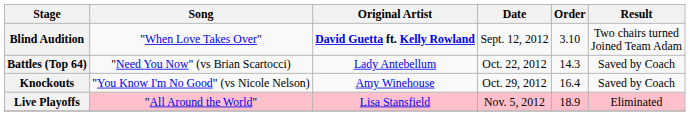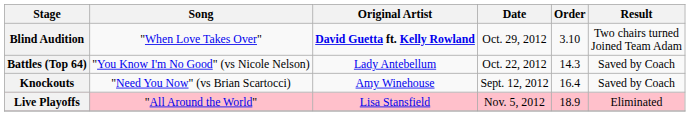(514, 39) Sept. 12, 2012 -> (514, 39) Oct. 29, 2012
(201, 65) "Need You Now" (vs Brian Scartocci) -> (201, 65) "You Know I'm No Good" (vs Nicole Nelson)
(201, 83) "You Know I'm No Good" (vs Nicole Nelson) -> (201, 83) "Need You Now" (vs Brian Scartocci)
(514, 83) Oct. 29, 2012 -> (514, 83) Sept. 12, 2012
